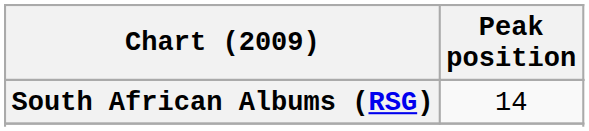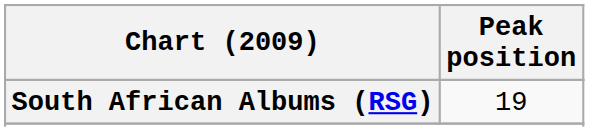(511, 102) 14 -> (511, 102) 19
